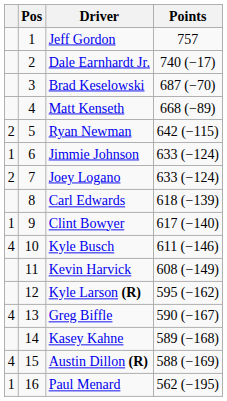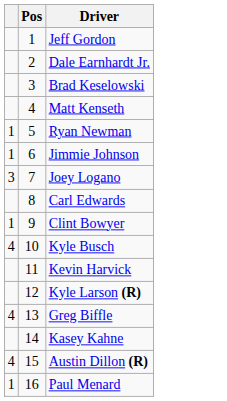- column: (188, 16)
(11, 131) 2 -> (11, 131) 1
(11, 177) 2 -> (11, 177) 3
